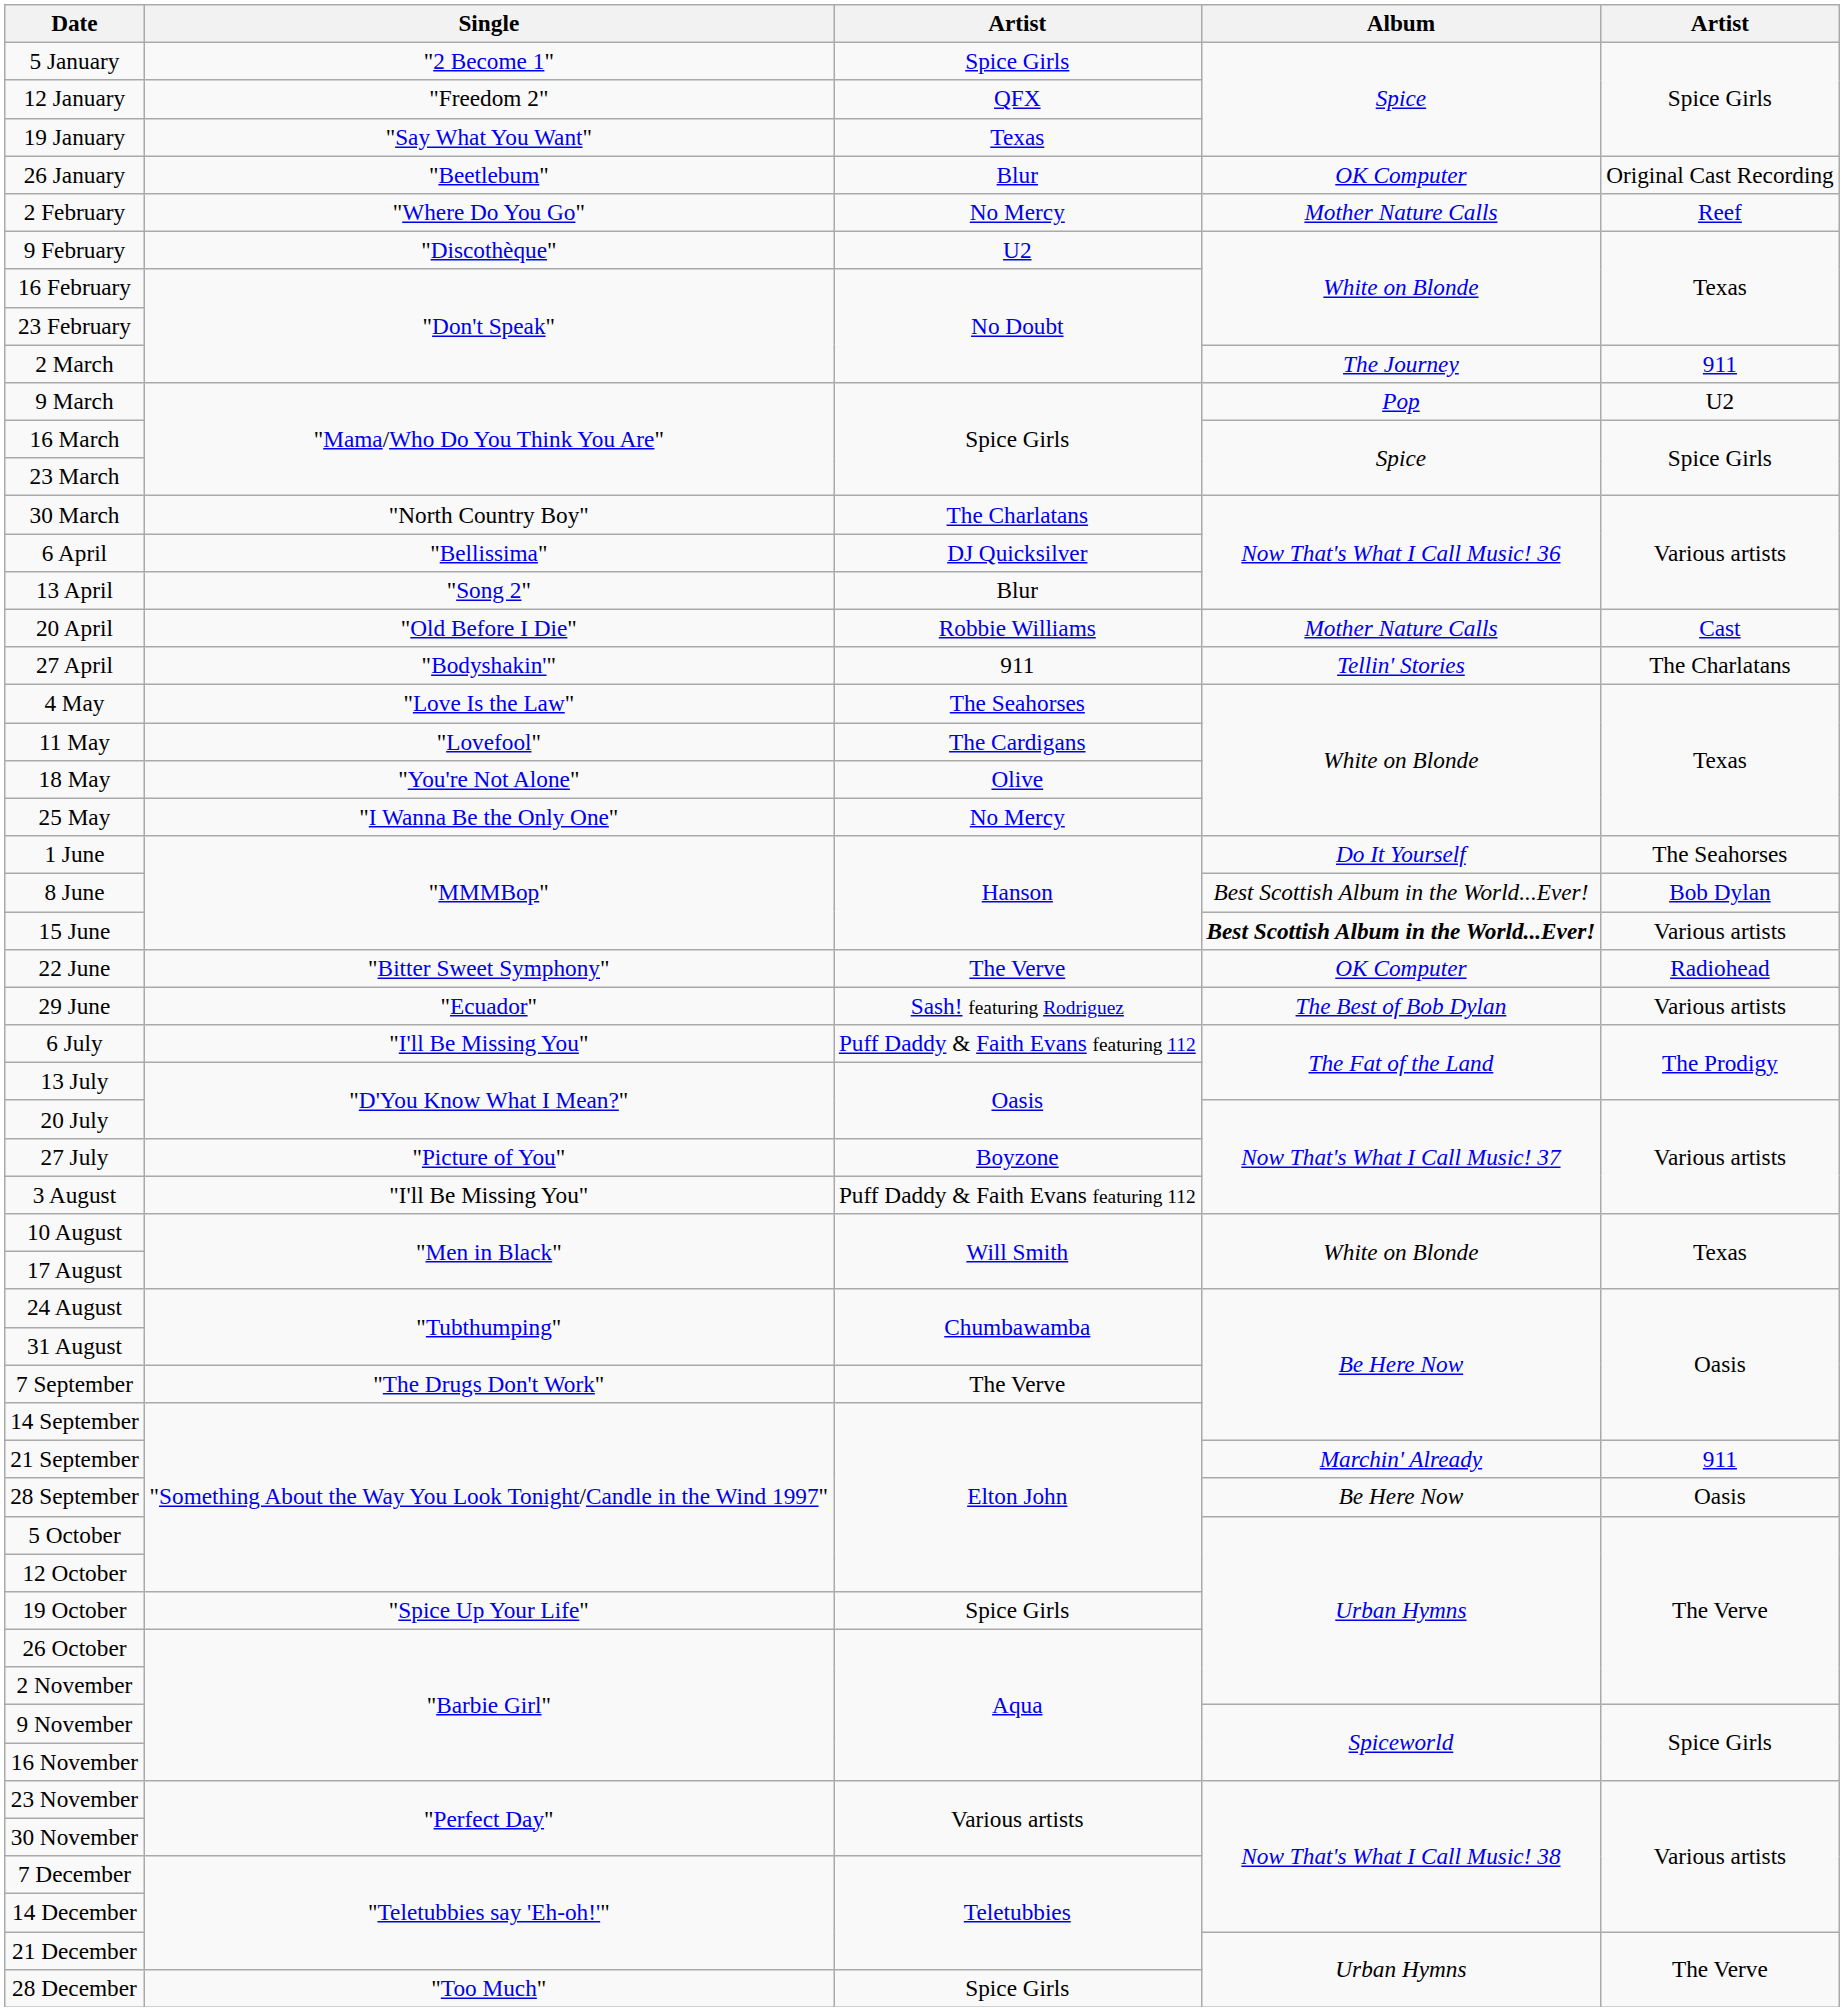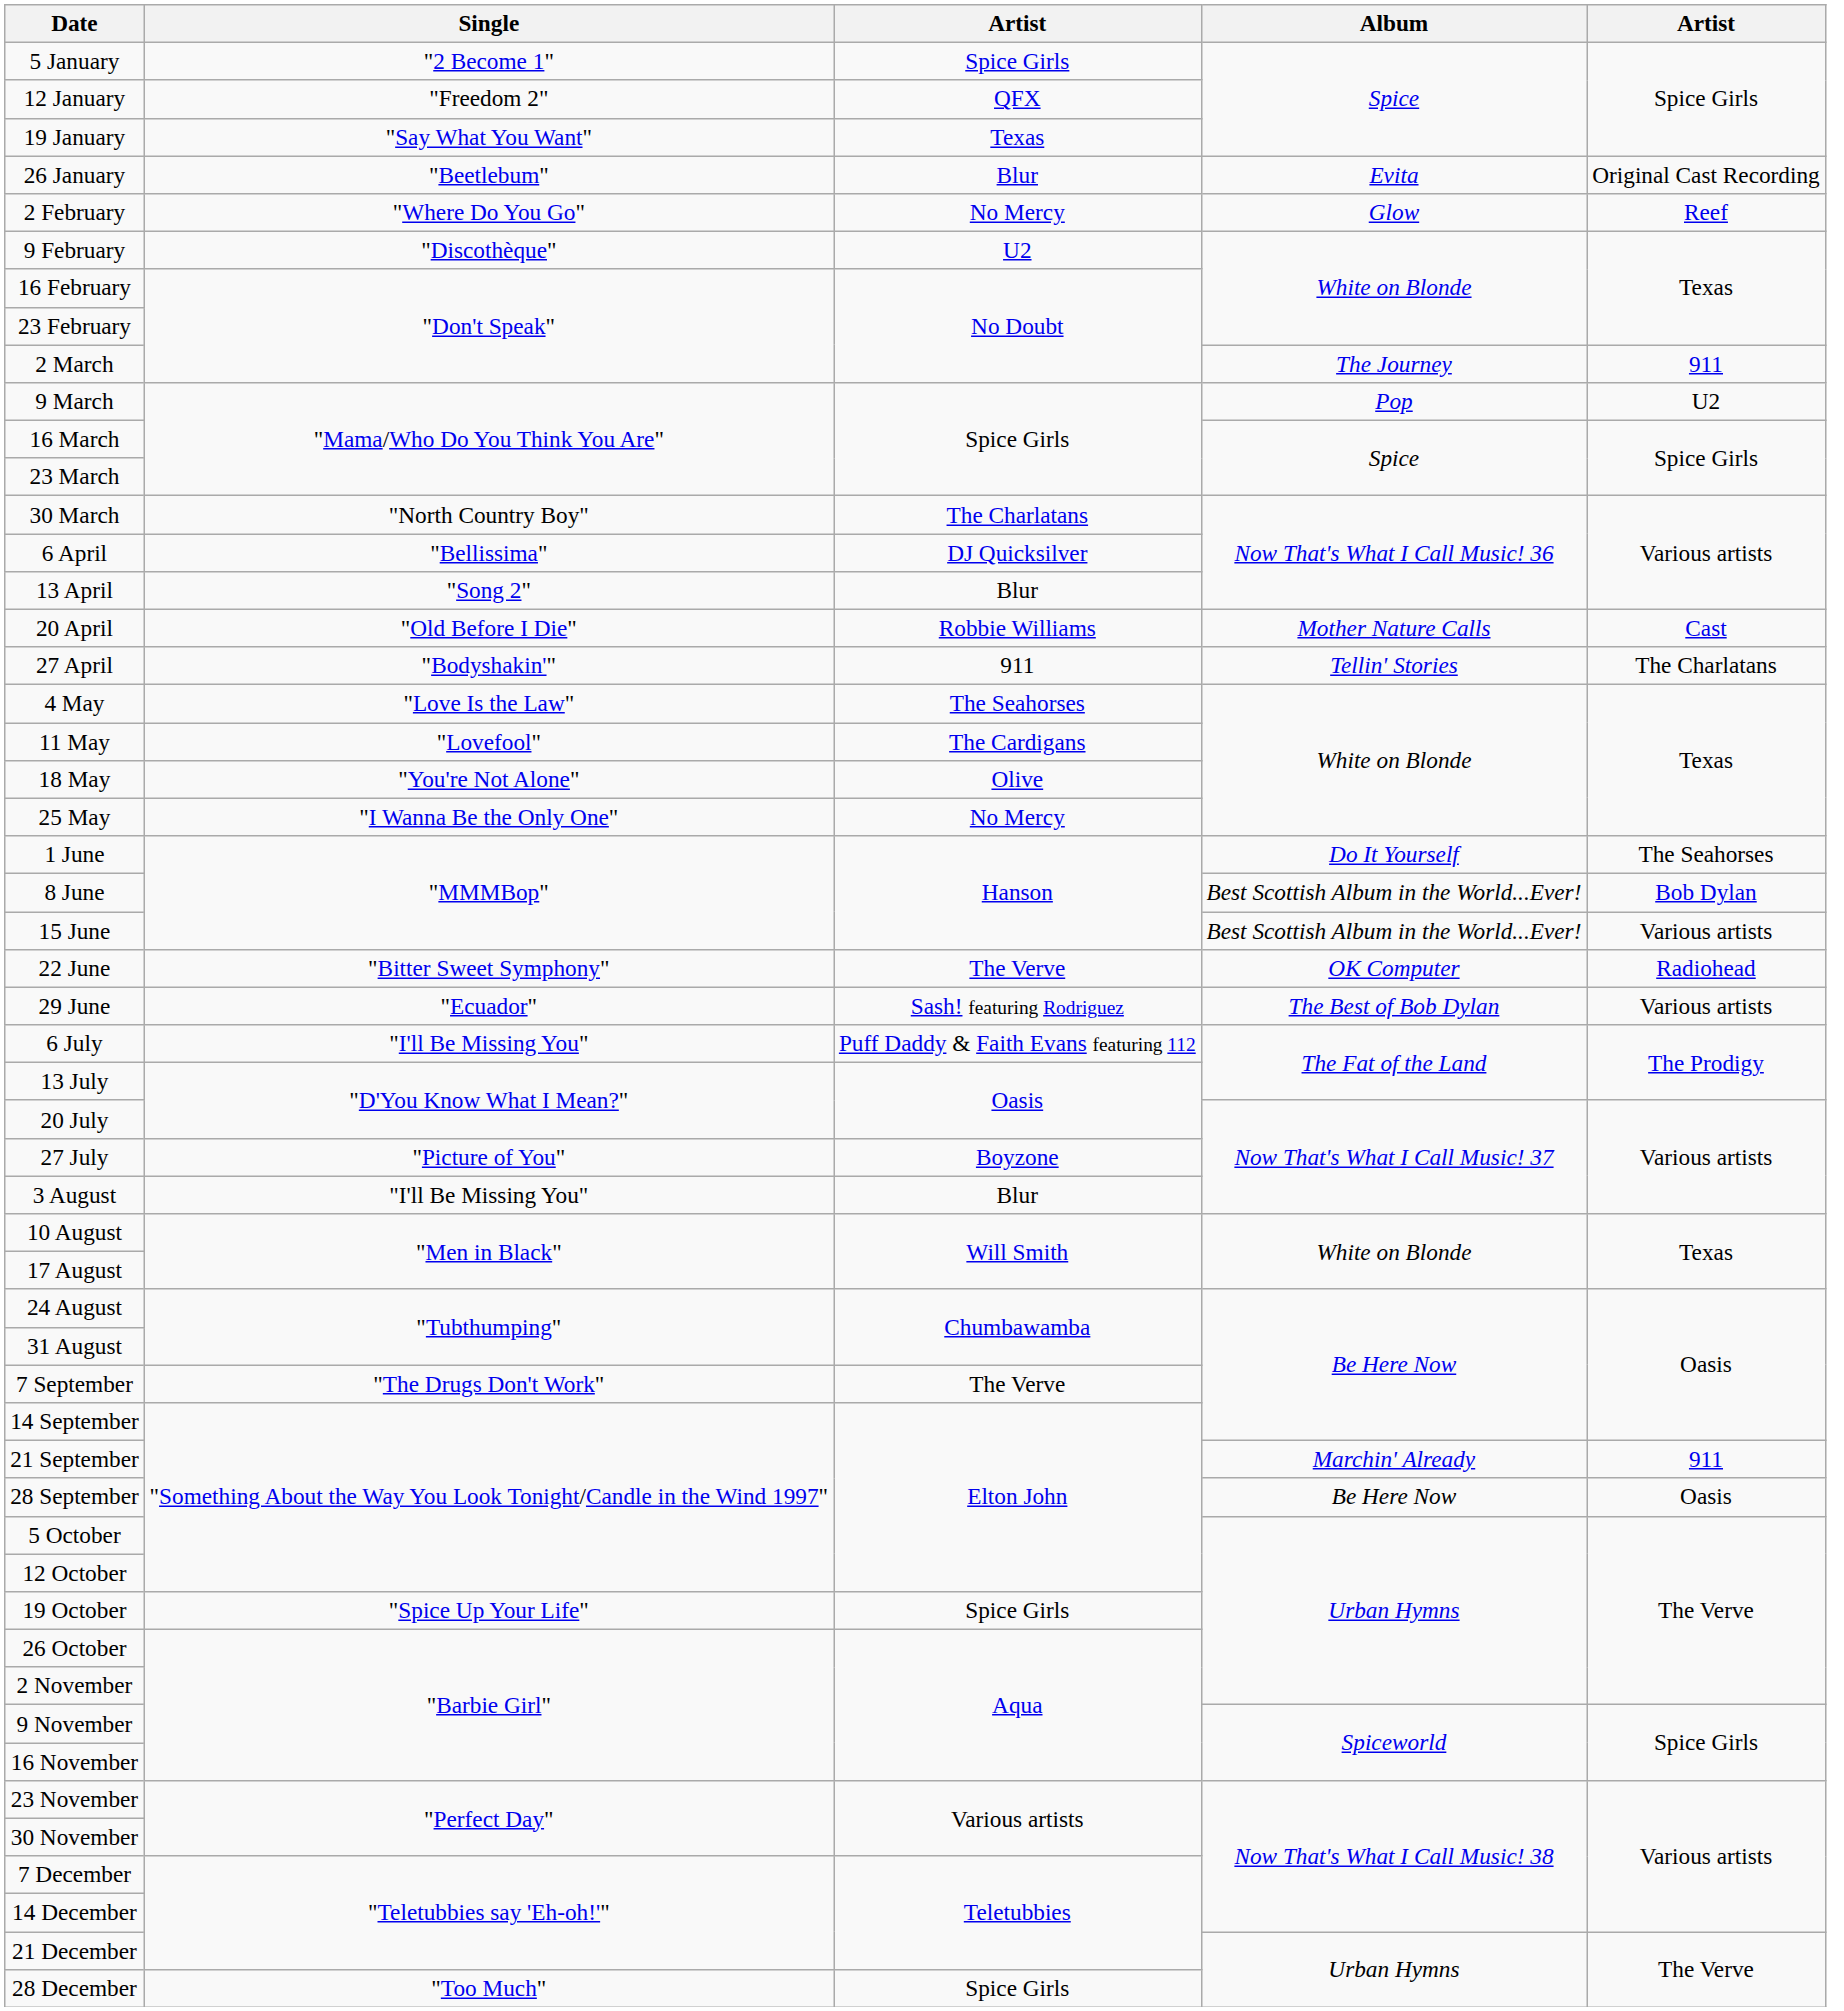(1401, 174) OK Computer -> (1394, 174) Evita
(1401, 211) Mother Nature Calls -> (1394, 211) Glow
(1401, 929) bold -> (1394, 929) normal
(1017, 1194) Puff Daddy & Faith Evans featuring 112 -> (1017, 1194) Blur
